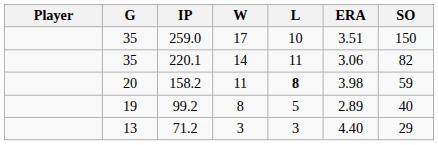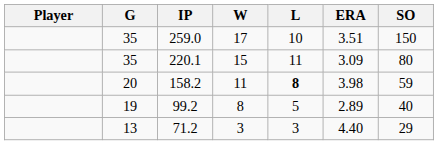(240, 60) 14 -> (240, 60) 15
(351, 60) 3.06 -> (351, 60) 3.09
(406, 60) 82 -> (406, 60) 80
